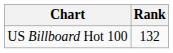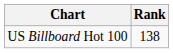(150, 36) 132 -> (150, 36) 138
